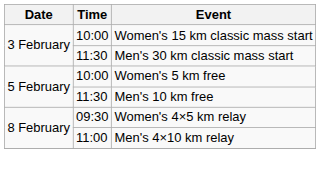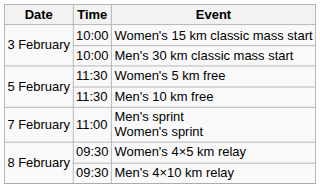(92, 55) 11:30 -> (92, 55) 10:00
(92, 76) 10:00 -> (92, 76) 11:30
+ row: (159, 124)
(92, 138) 11:00 -> (92, 173) 09:30
